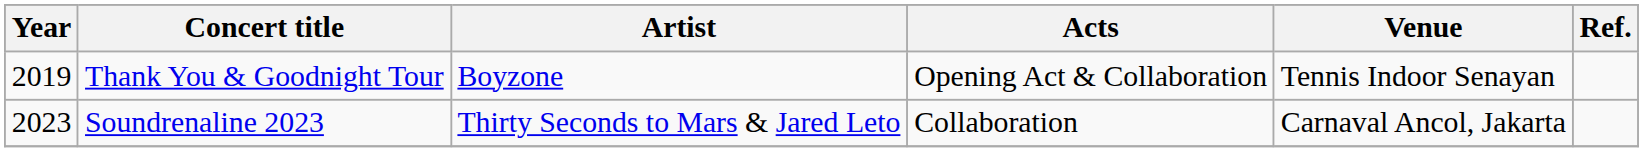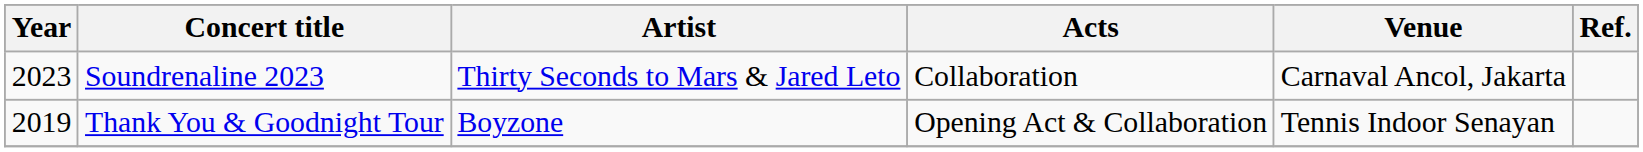rows swapped: (264, 75) <-> (204, 122)
